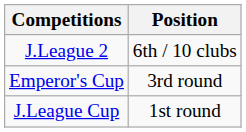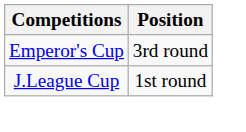- row: (66, 50)
